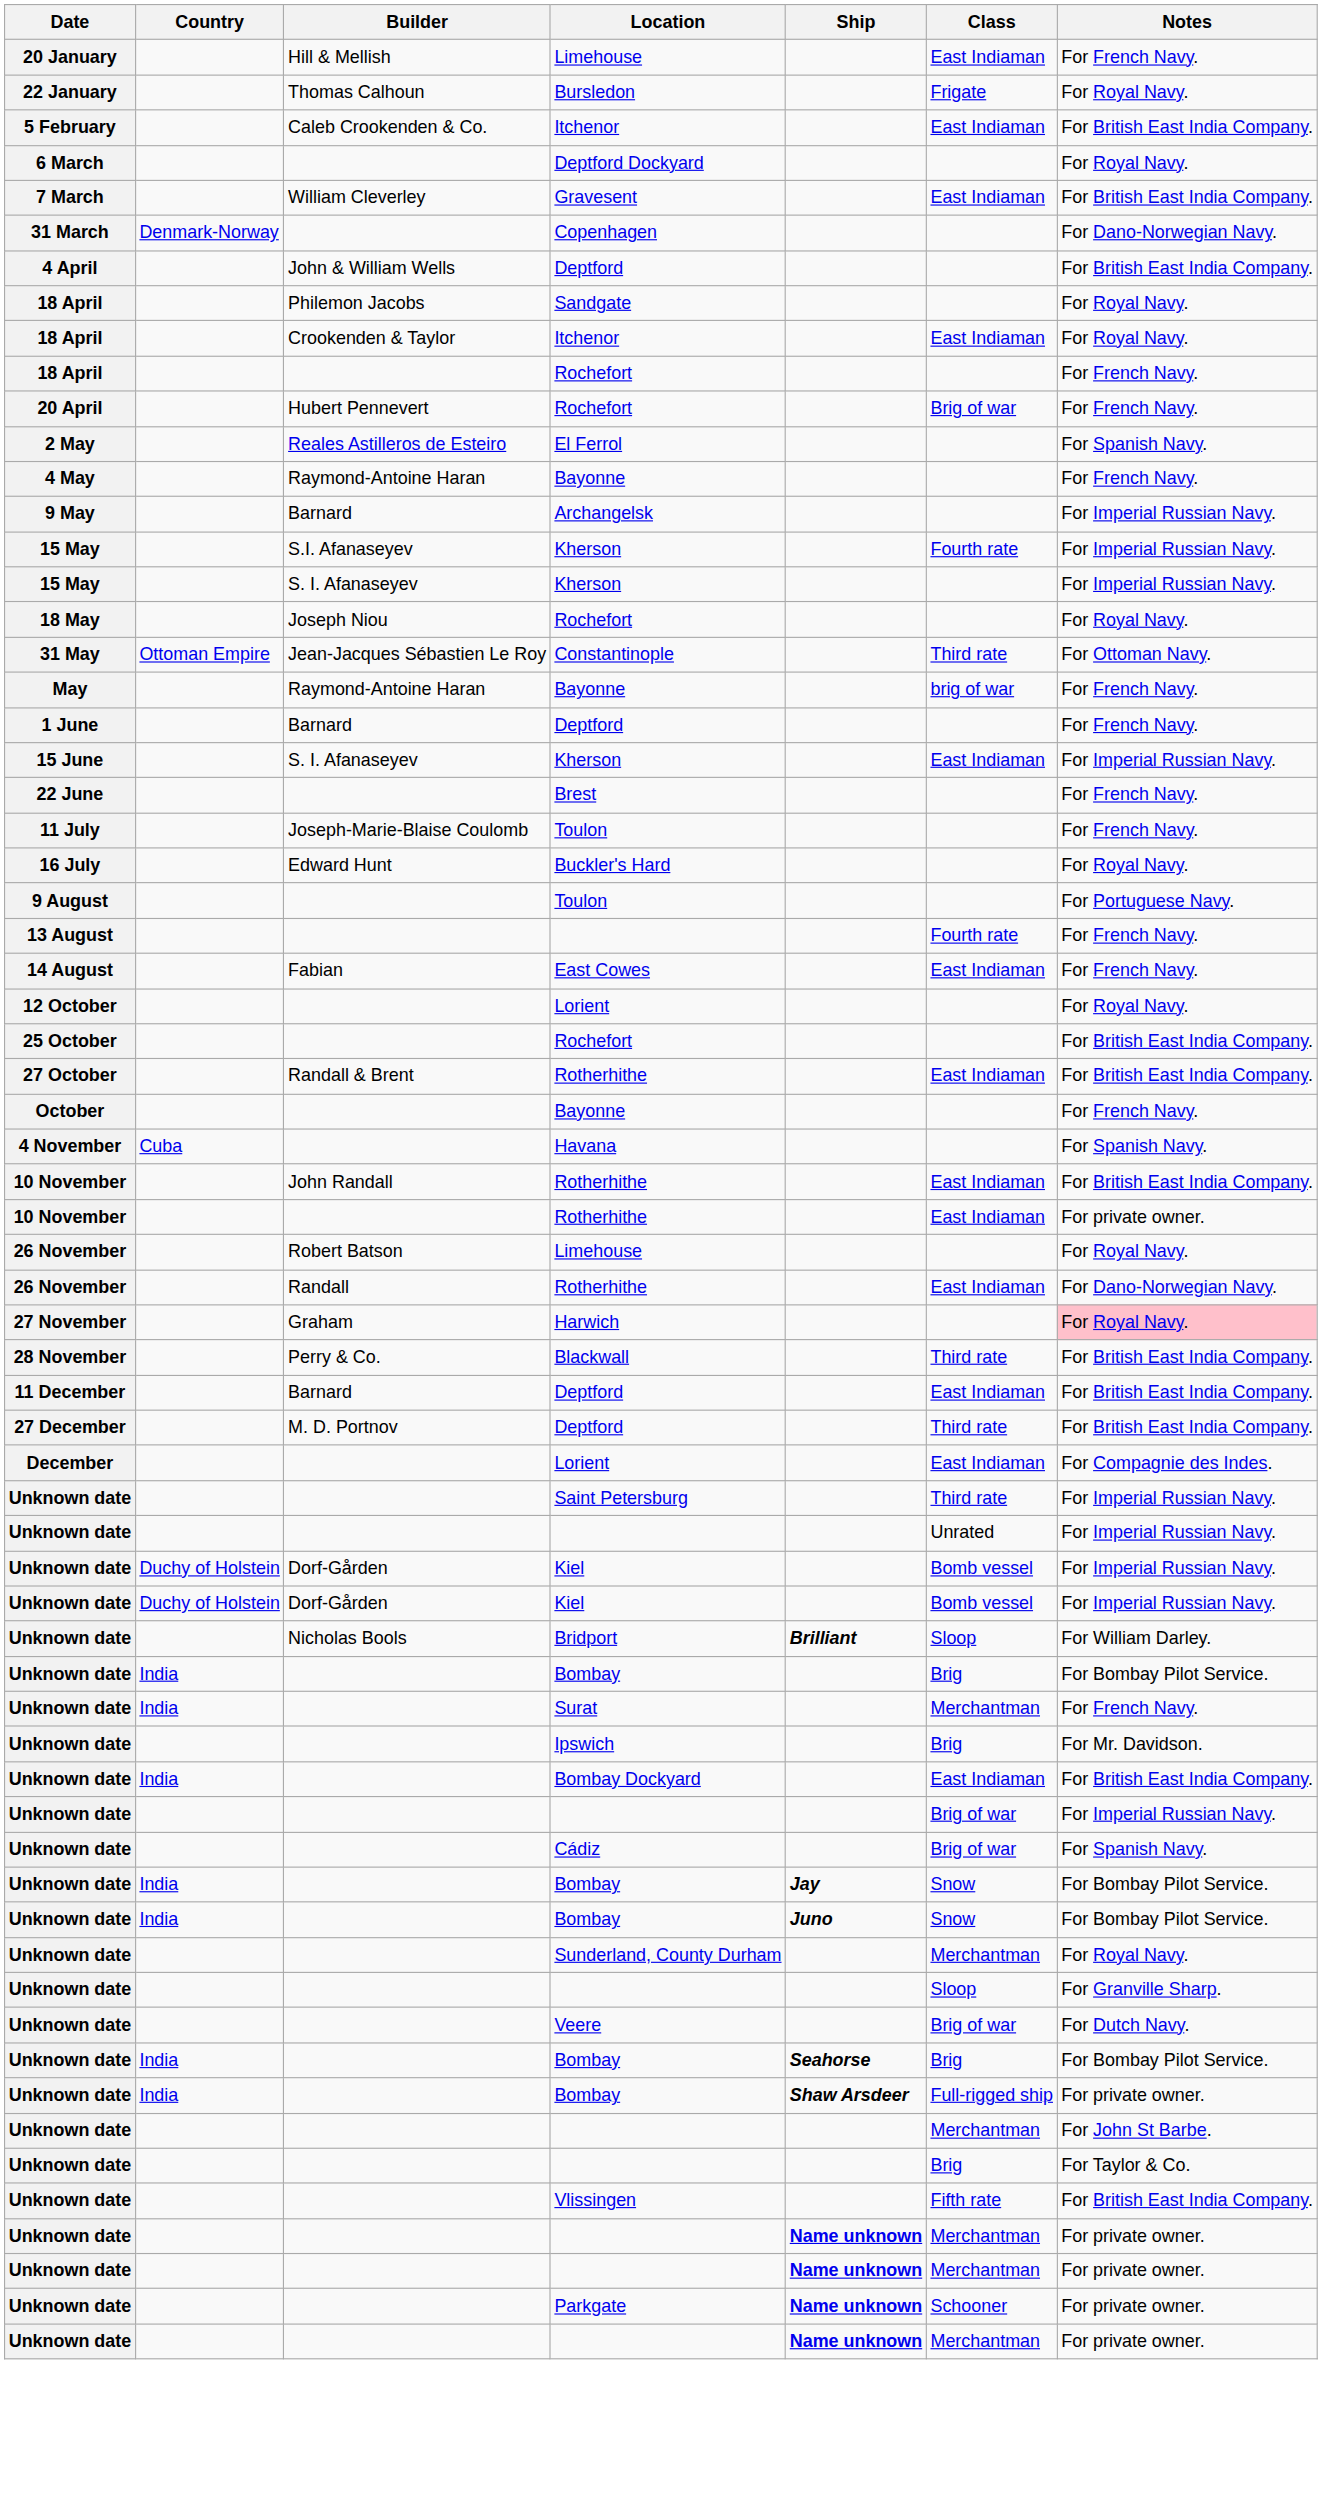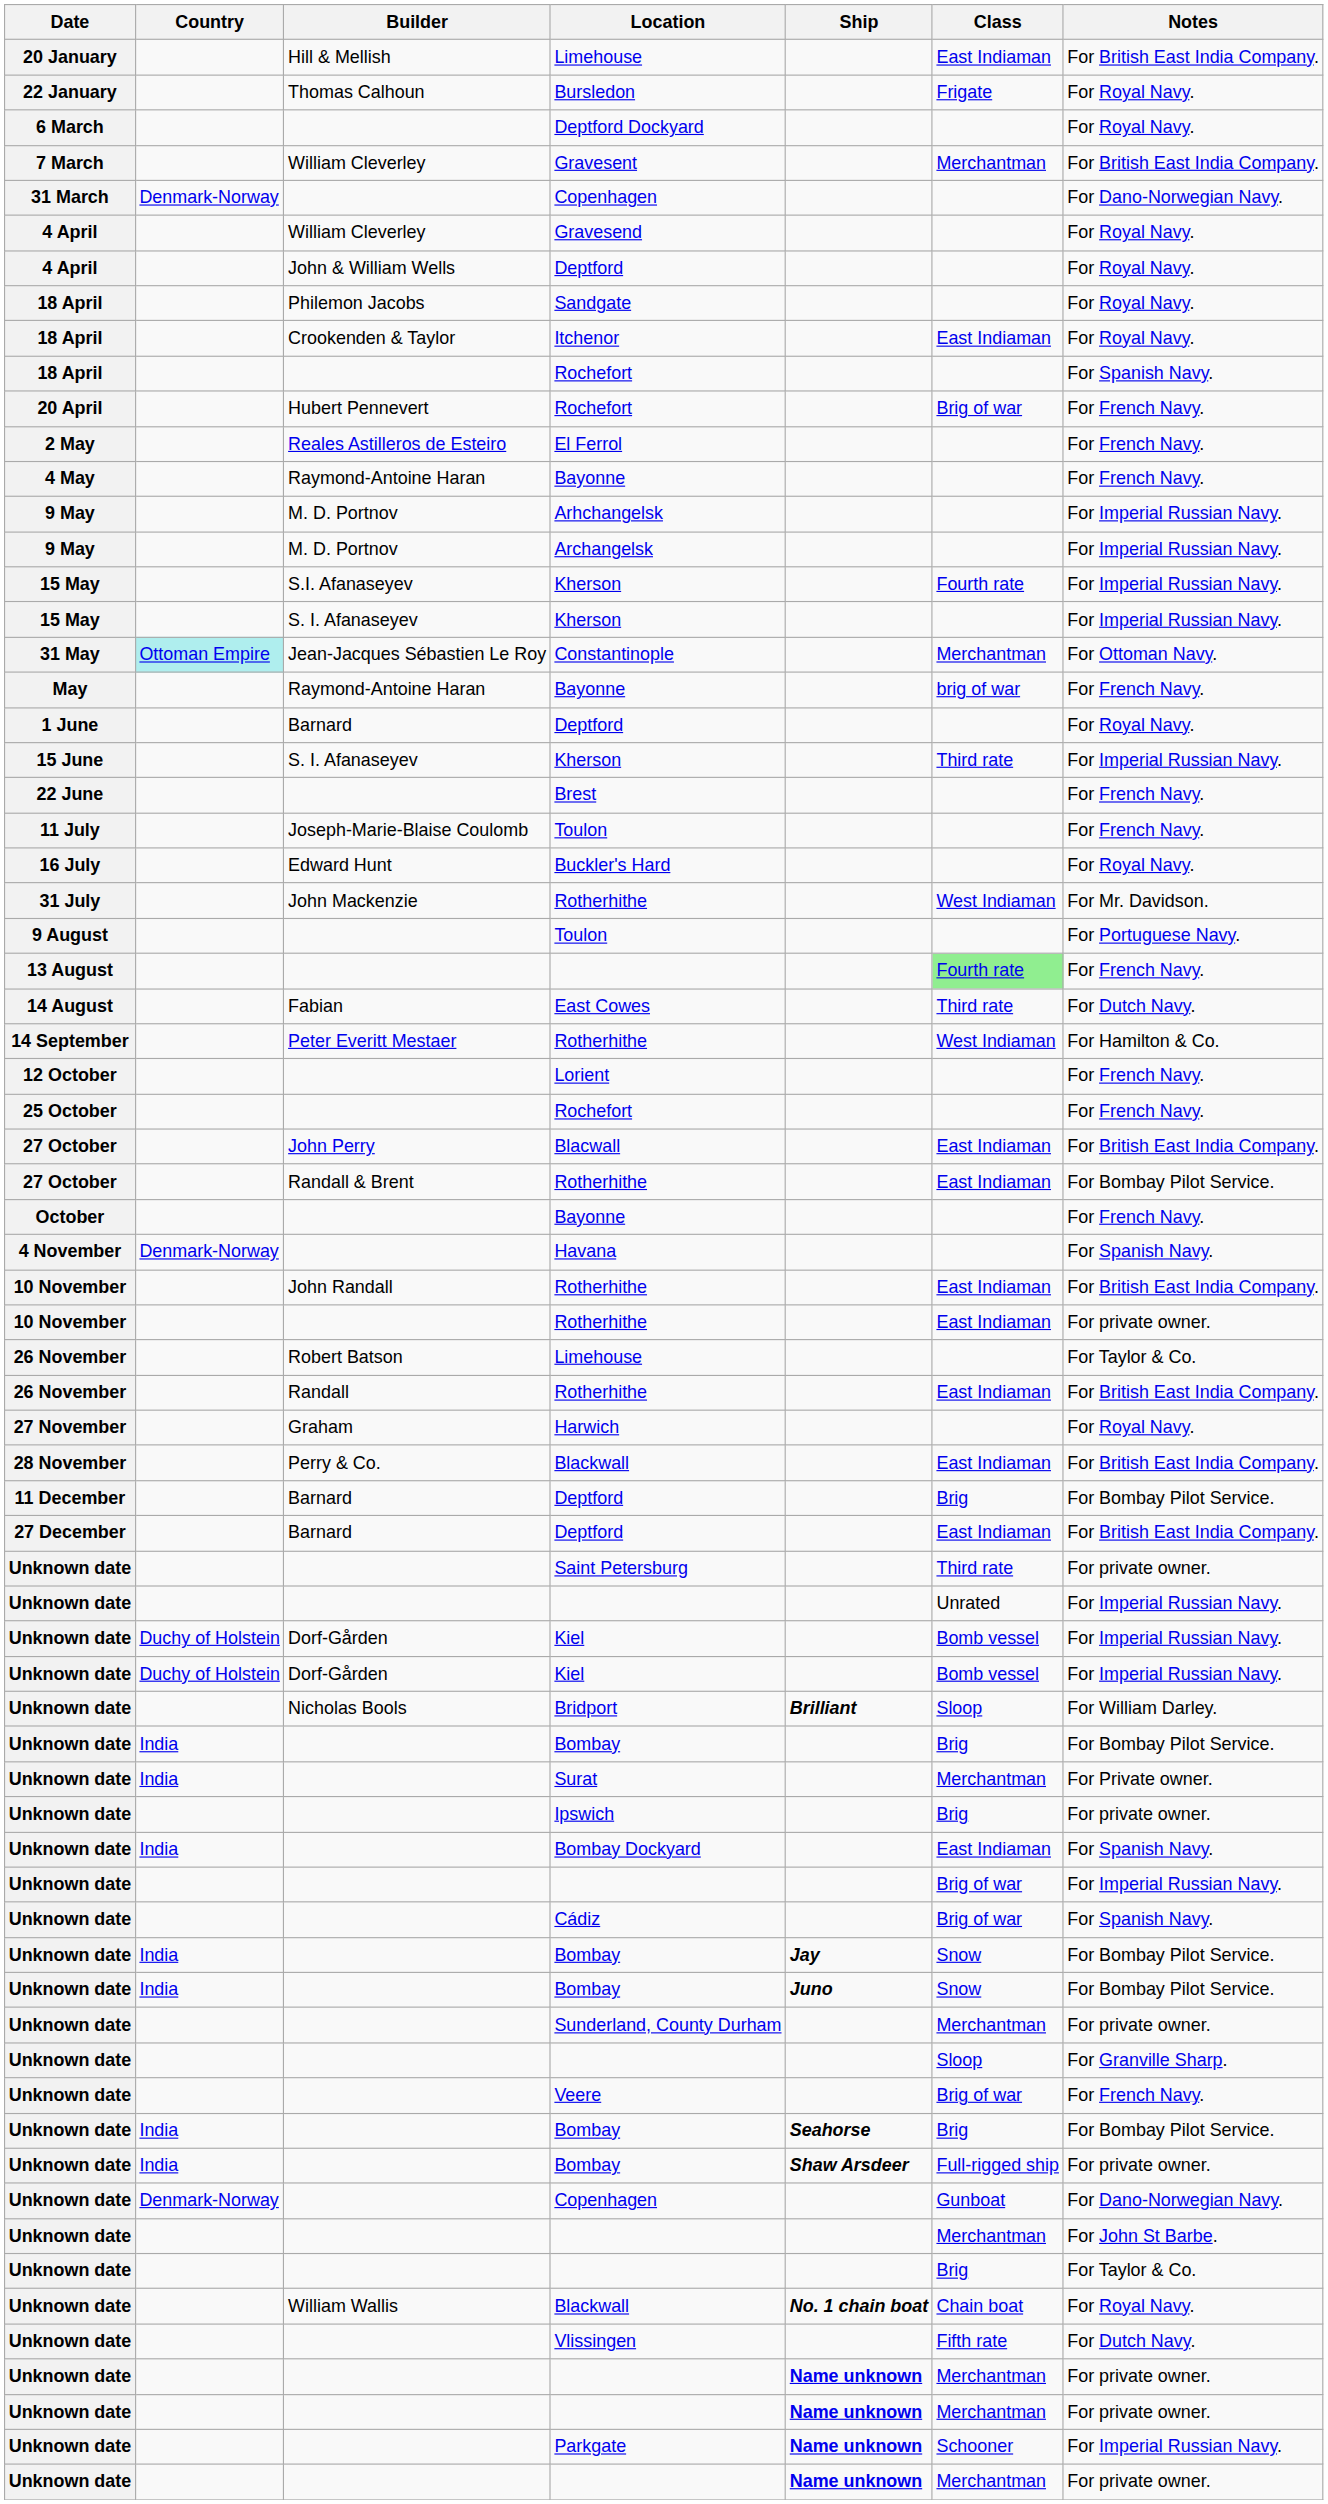(1130, 57) For French Navy. -> (1193, 57) For British East India Company.
- row: (70, 127)
(988, 197) East Indiaman -> (991, 162) Merchantman
+ row: (70, 232)
(1187, 268) For British East India Company. -> (1131, 268) For Royal Navy.
(1130, 373) For French Navy. -> (1140, 373) For Spanish Navy.
(1134, 443) For Spanish Navy. -> (1136, 443) For French Navy.
+ row: (70, 514)
(320, 514) Barnard -> (343, 549) M. D. Portnov
- row: (70, 619)
(205, 654) no background -> (205, 654) paleturquoise background
(969, 654) Third rate -> (991, 654) Merchantman
(1130, 724) For French Navy. -> (1131, 724) For Royal Navy.
(988, 760) East Indiaman -> (975, 760) Third rate
+ row: (70, 900)
(974, 935) no background -> (980, 970) lightgreen background
(988, 970) East Indiaman -> (975, 1005) Third rate
(1130, 970) For French Navy. -> (1131, 1005) For Dutch Navy.
+ row: (70, 1041)
(1125, 1005) For Royal Navy. -> (1136, 1076) For French Navy.
(1187, 1041) For British East India Company. -> (1136, 1111) For French Navy.
+ row: (70, 1146)
(1187, 1076) For British East India Company. -> (1171, 1181) For Bombay Pilot Service.
(161, 1146) Cuba -> (209, 1251) Denmark-Norway
(1125, 1251) For Royal Navy. -> (1132, 1357) For Taylor & Co.
(1169, 1287) For Dano-Norwegian Navy. -> (1193, 1392) For British East India Company.
(1125, 1322) pink background -> (1131, 1427) no background
(969, 1357) Third rate -> (994, 1462) East Indiaman
(988, 1392) East Indiaman -> (952, 1497) Brig
(1187, 1392) For British East India Company. -> (1171, 1497) For Bombay Pilot Service.
(343, 1427) M. D. Portnov -> (320, 1533) Barnard
(969, 1427) Third rate -> (994, 1533) East Indiaman
- row: (70, 1462)
(1169, 1497) For Imperial Russian Navy. -> (1139, 1568) For private owner.
(1130, 1708) For French Navy. -> (1140, 1779) For Private owner.
(1132, 1743) For Mr. Davidson. -> (1139, 1814) For private owner.
(1187, 1779) For British East India Company. -> (1140, 1849) For Spanish Navy.
(1125, 1954) For Royal Navy. -> (1139, 2025) For private owner.
(1125, 2025) For Dutch Navy. -> (1136, 2095) For French Navy.
+ row: (70, 2200)
+ row: (70, 2306)
(1187, 2200) For British East India Company. -> (1131, 2341) For Dutch Navy.
(1133, 2306) For private owner. -> (1175, 2446) For Imperial Russian Navy.
